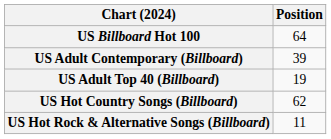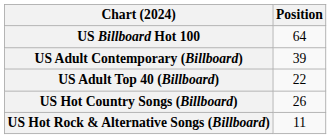(299, 79) 19 -> (299, 79) 22
(299, 101) 62 -> (299, 101) 26
